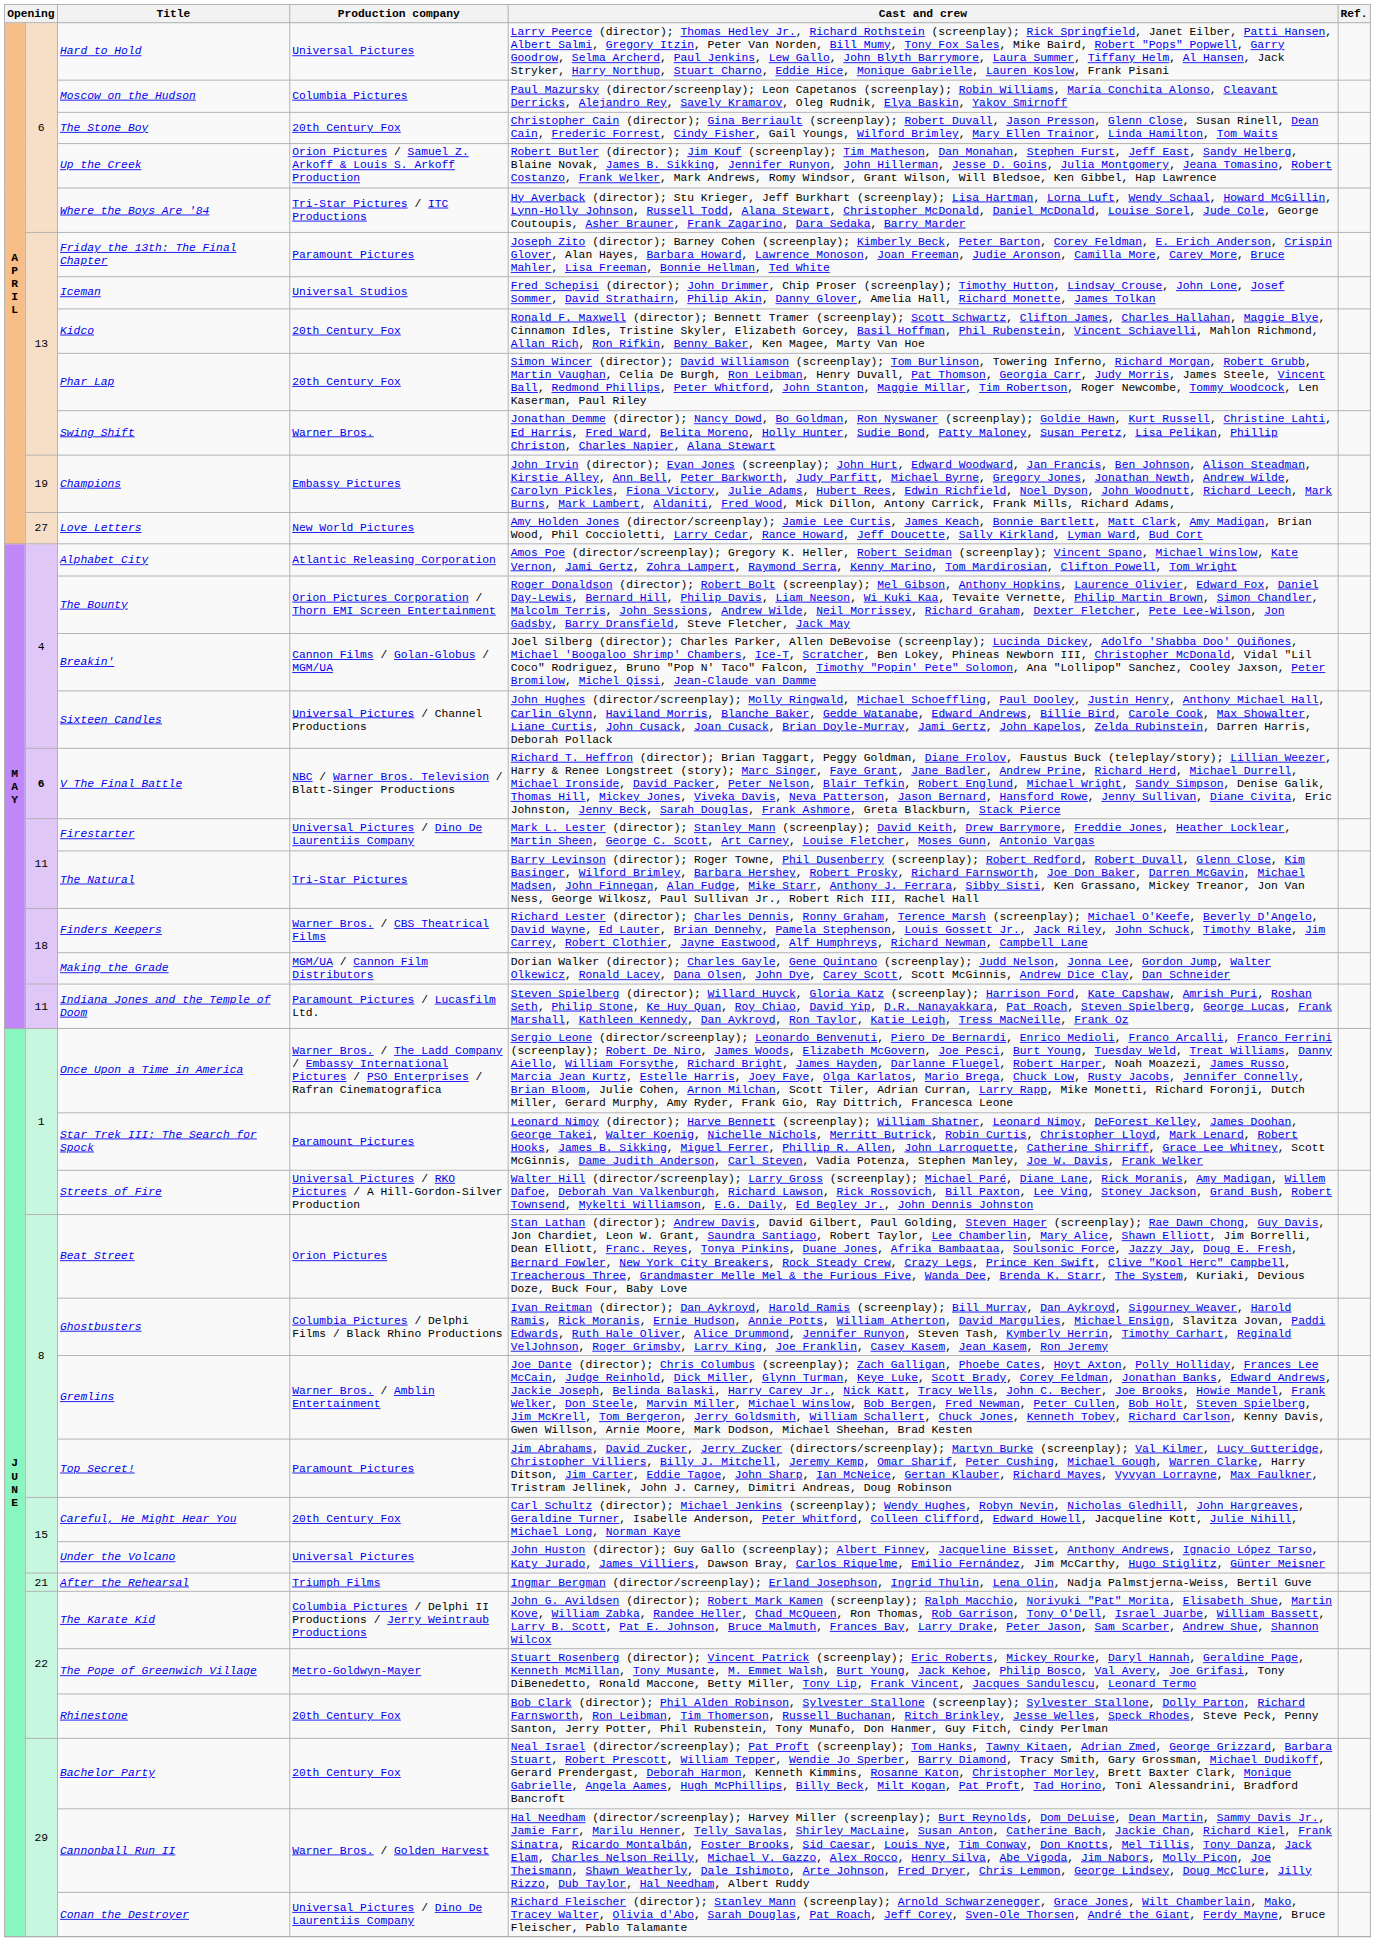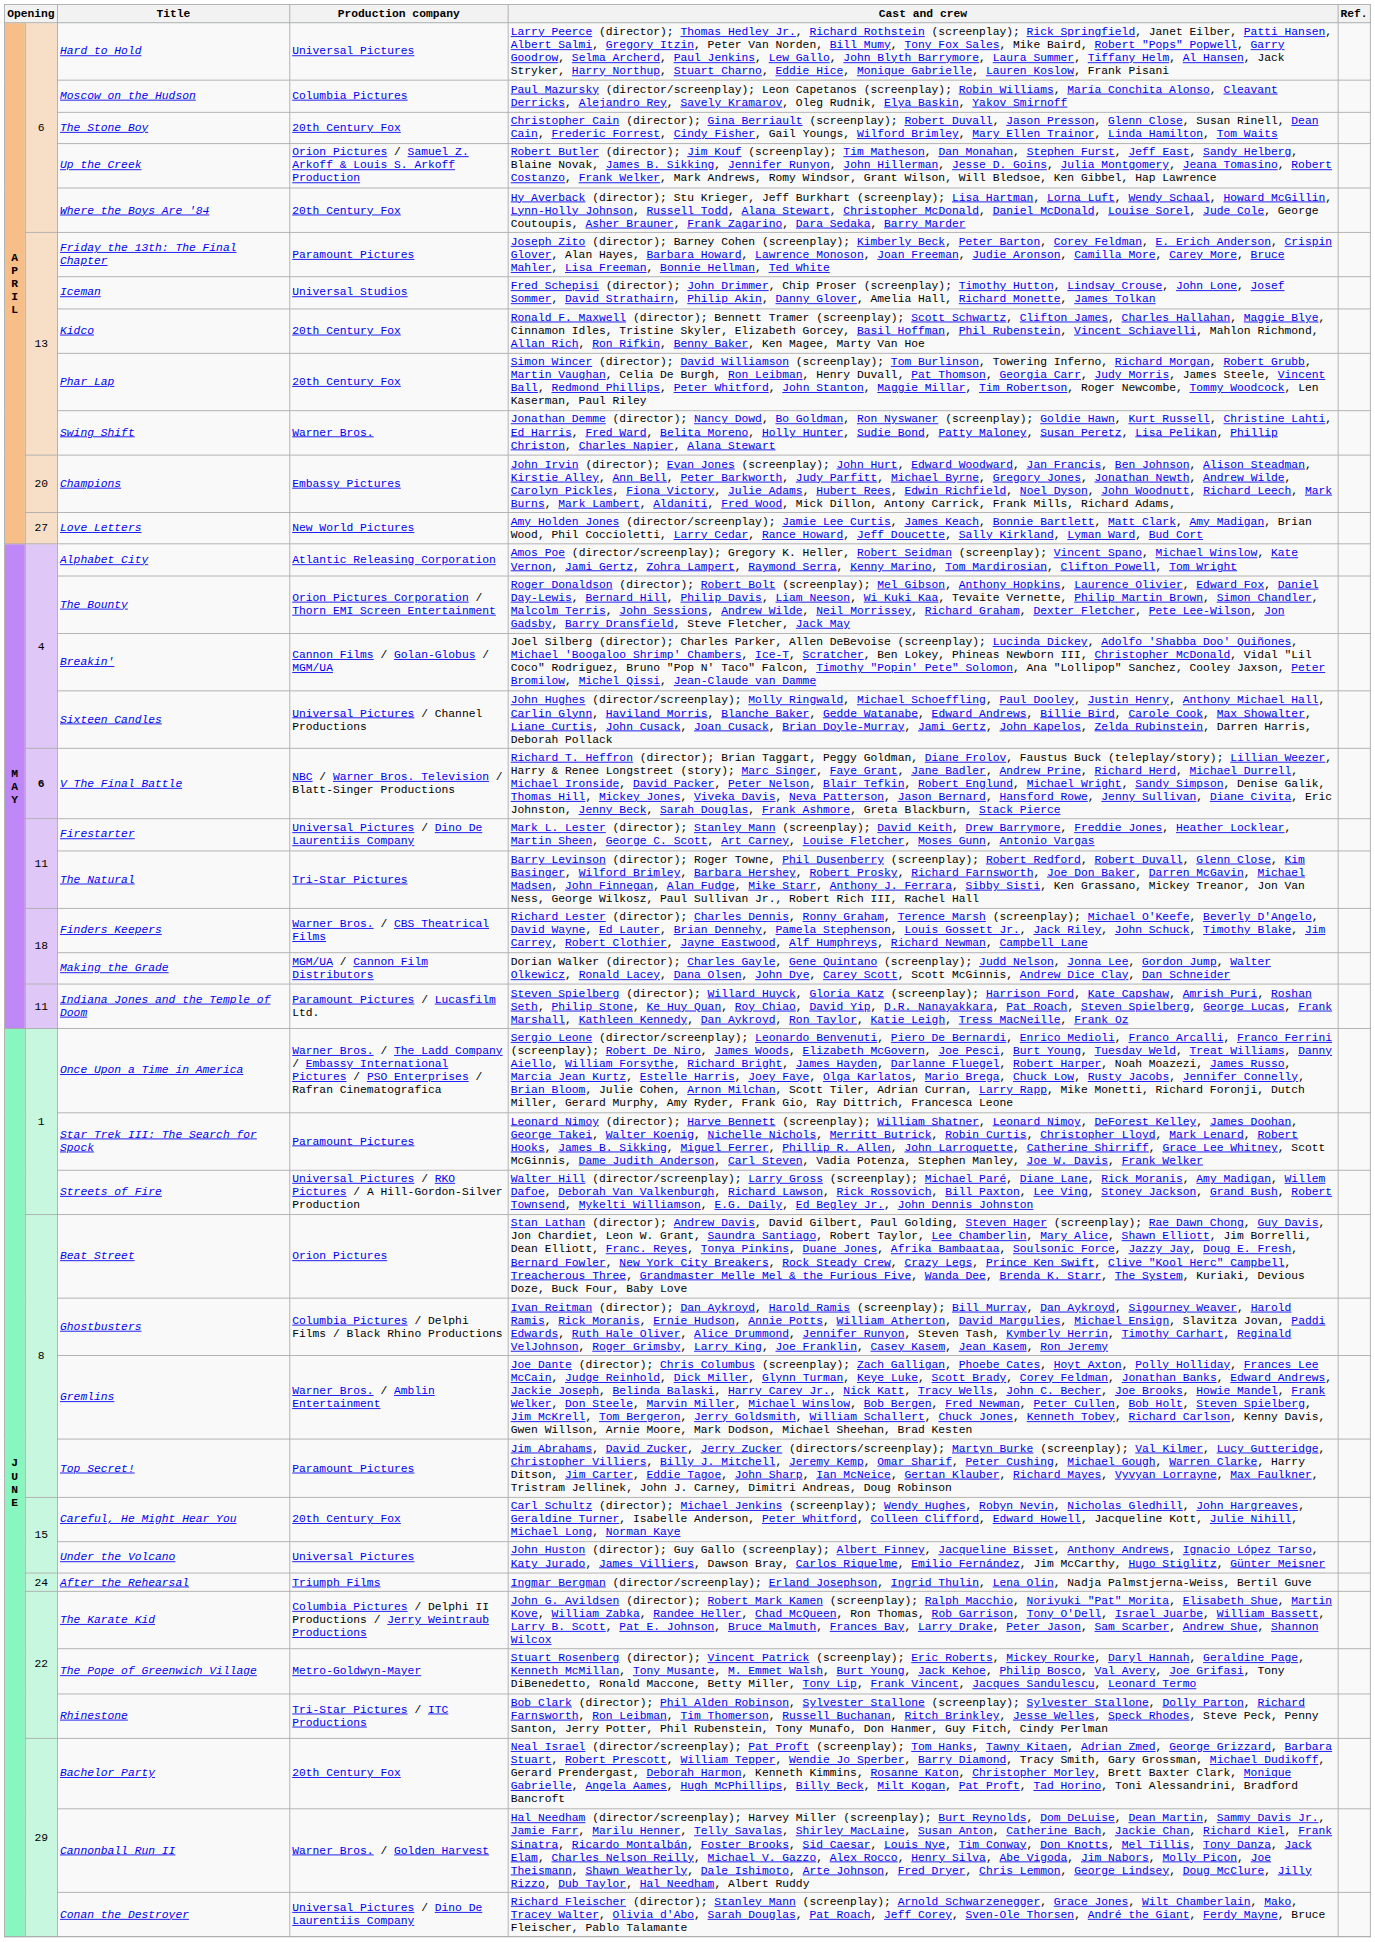(370, 210) Tri-Star Pictures / ITC Productions -> (347, 210) 20th Century Fox
(41, 484) 19 -> (41, 484) 20
(41, 1582) 21 -> (41, 1582) 24
(347, 1716) 20th Century Fox -> (370, 1716) Tri-Star Pictures / ITC Productions
